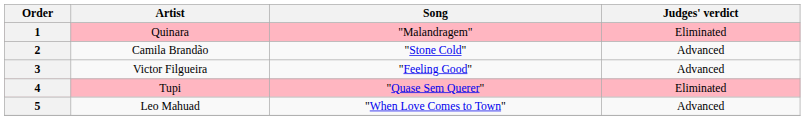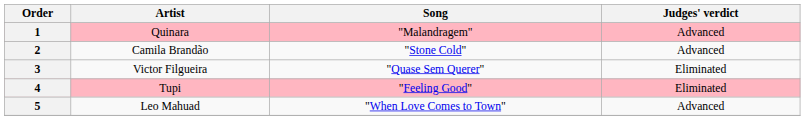(701, 32) Eliminated -> (701, 32) Advanced
(435, 69) "Feeling Good" -> (435, 69) "Quase Sem Querer"
(701, 69) Advanced -> (701, 69) Eliminated
(435, 87) "Quase Sem Querer" -> (435, 87) "Feeling Good"
